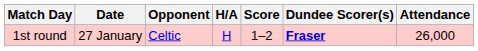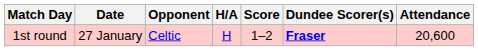(435, 35) 26,000 -> (435, 35) 20,600
